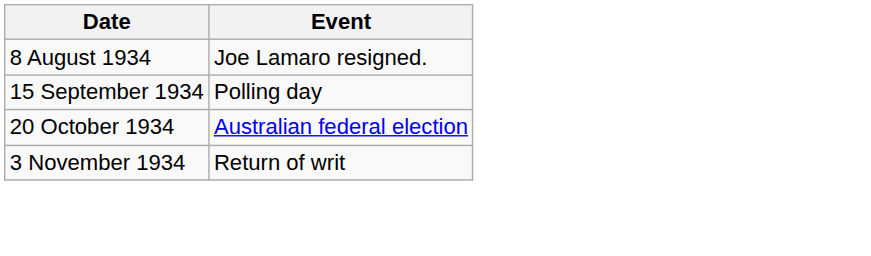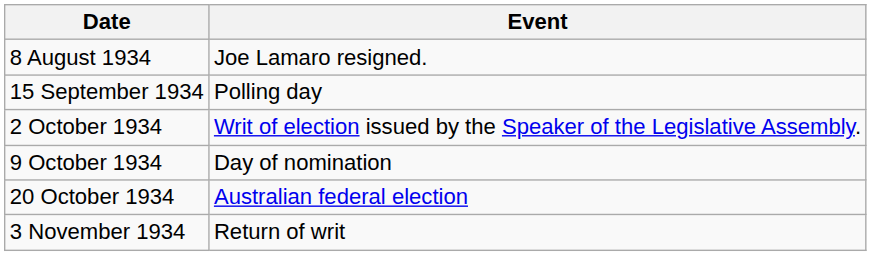+ row: (86, 127)
+ row: (86, 162)
